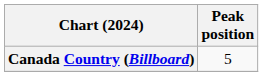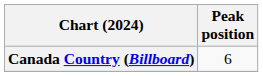(228, 58) 5 -> (228, 58) 6
